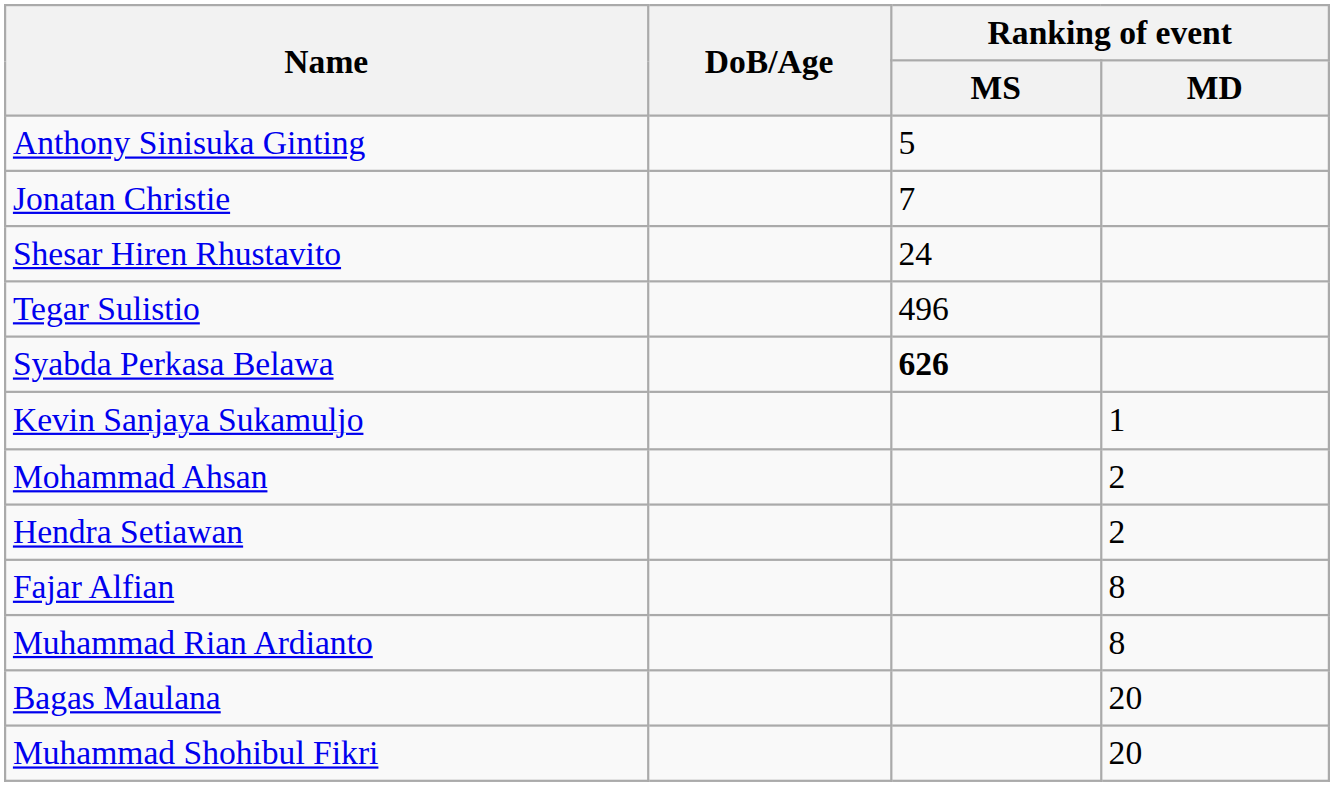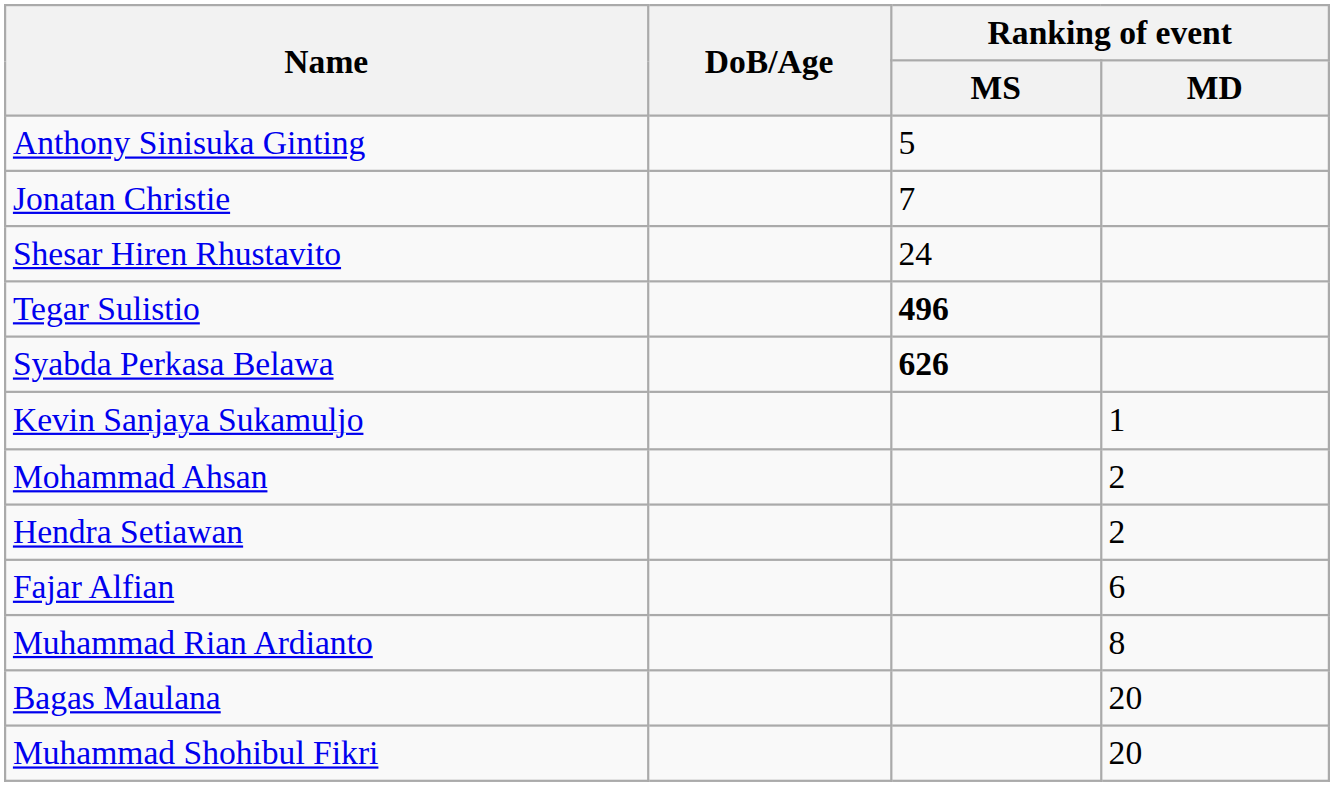(924, 309) normal -> (924, 309) bold
(1117, 586) 8 -> (1117, 586) 6
